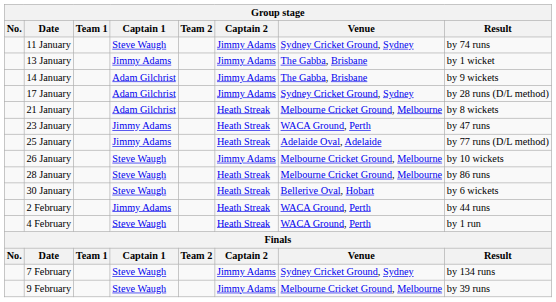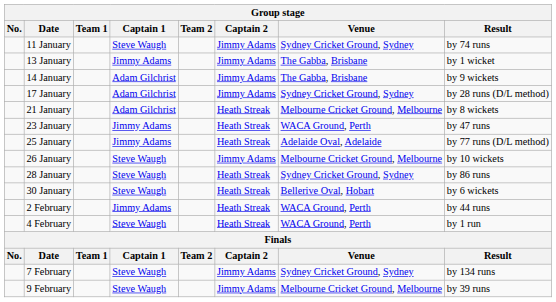(361, 175) Melbourne Cricket Ground, Melbourne -> (347, 175) Sydney Cricket Ground, Sydney
